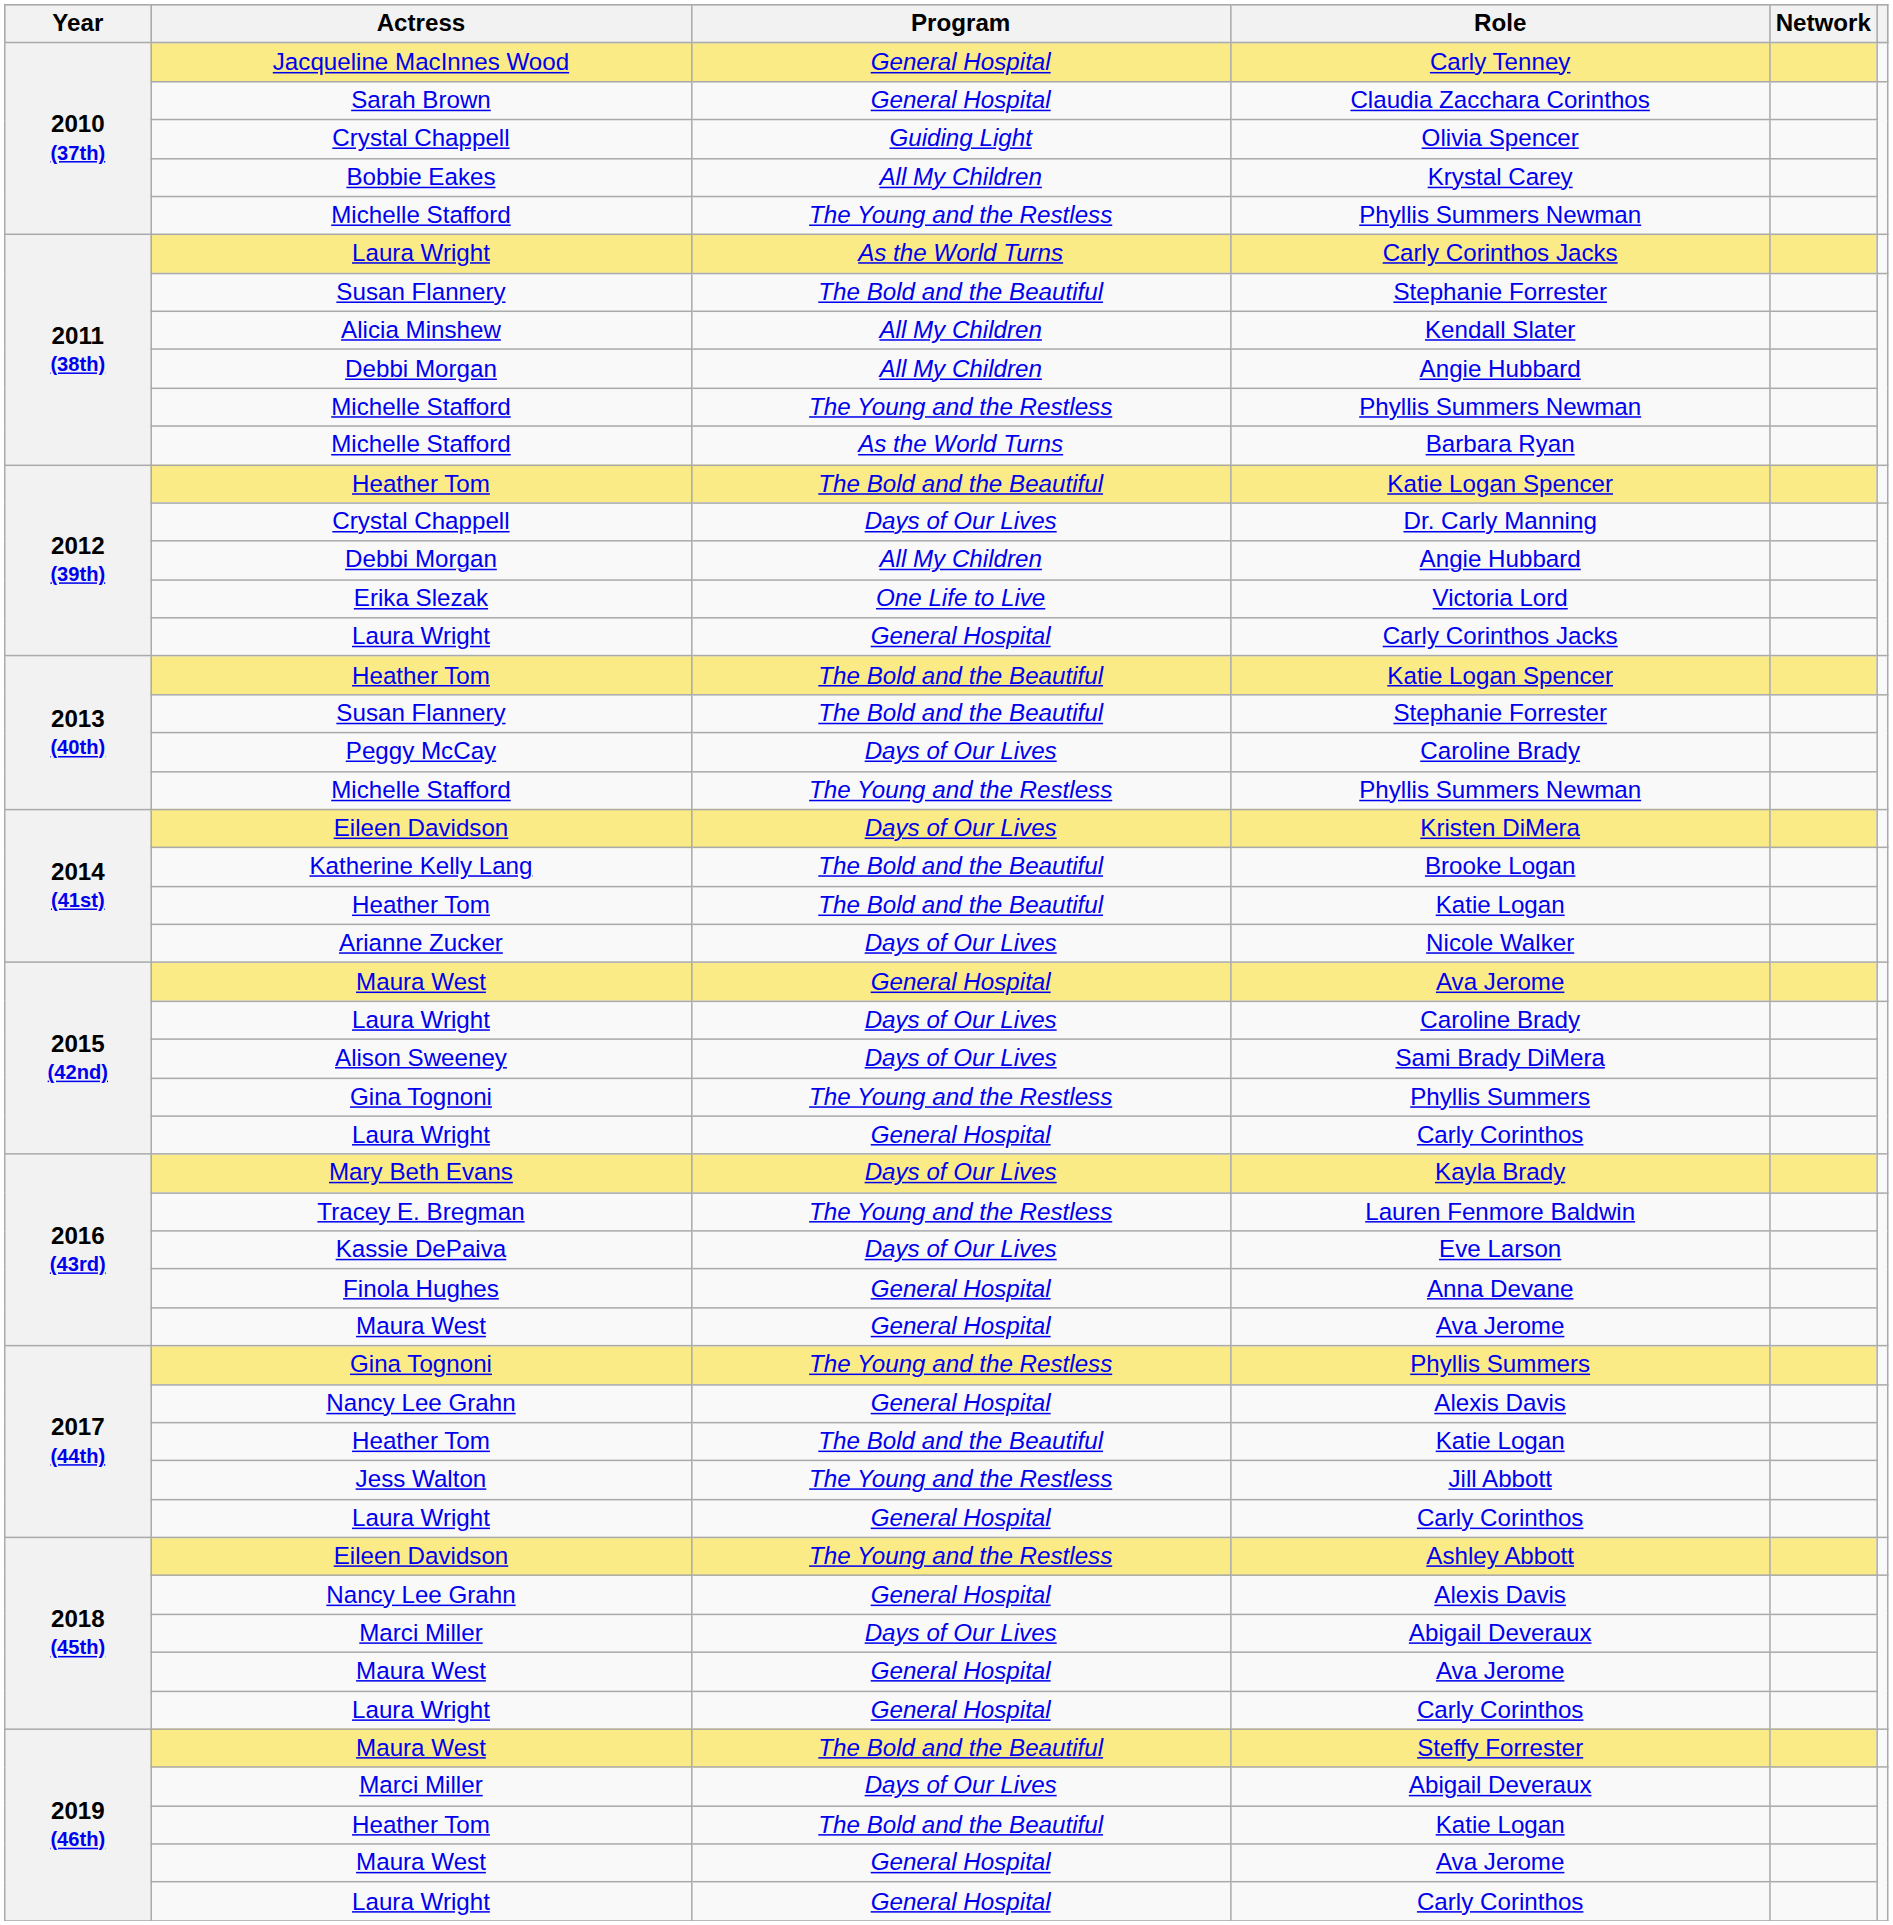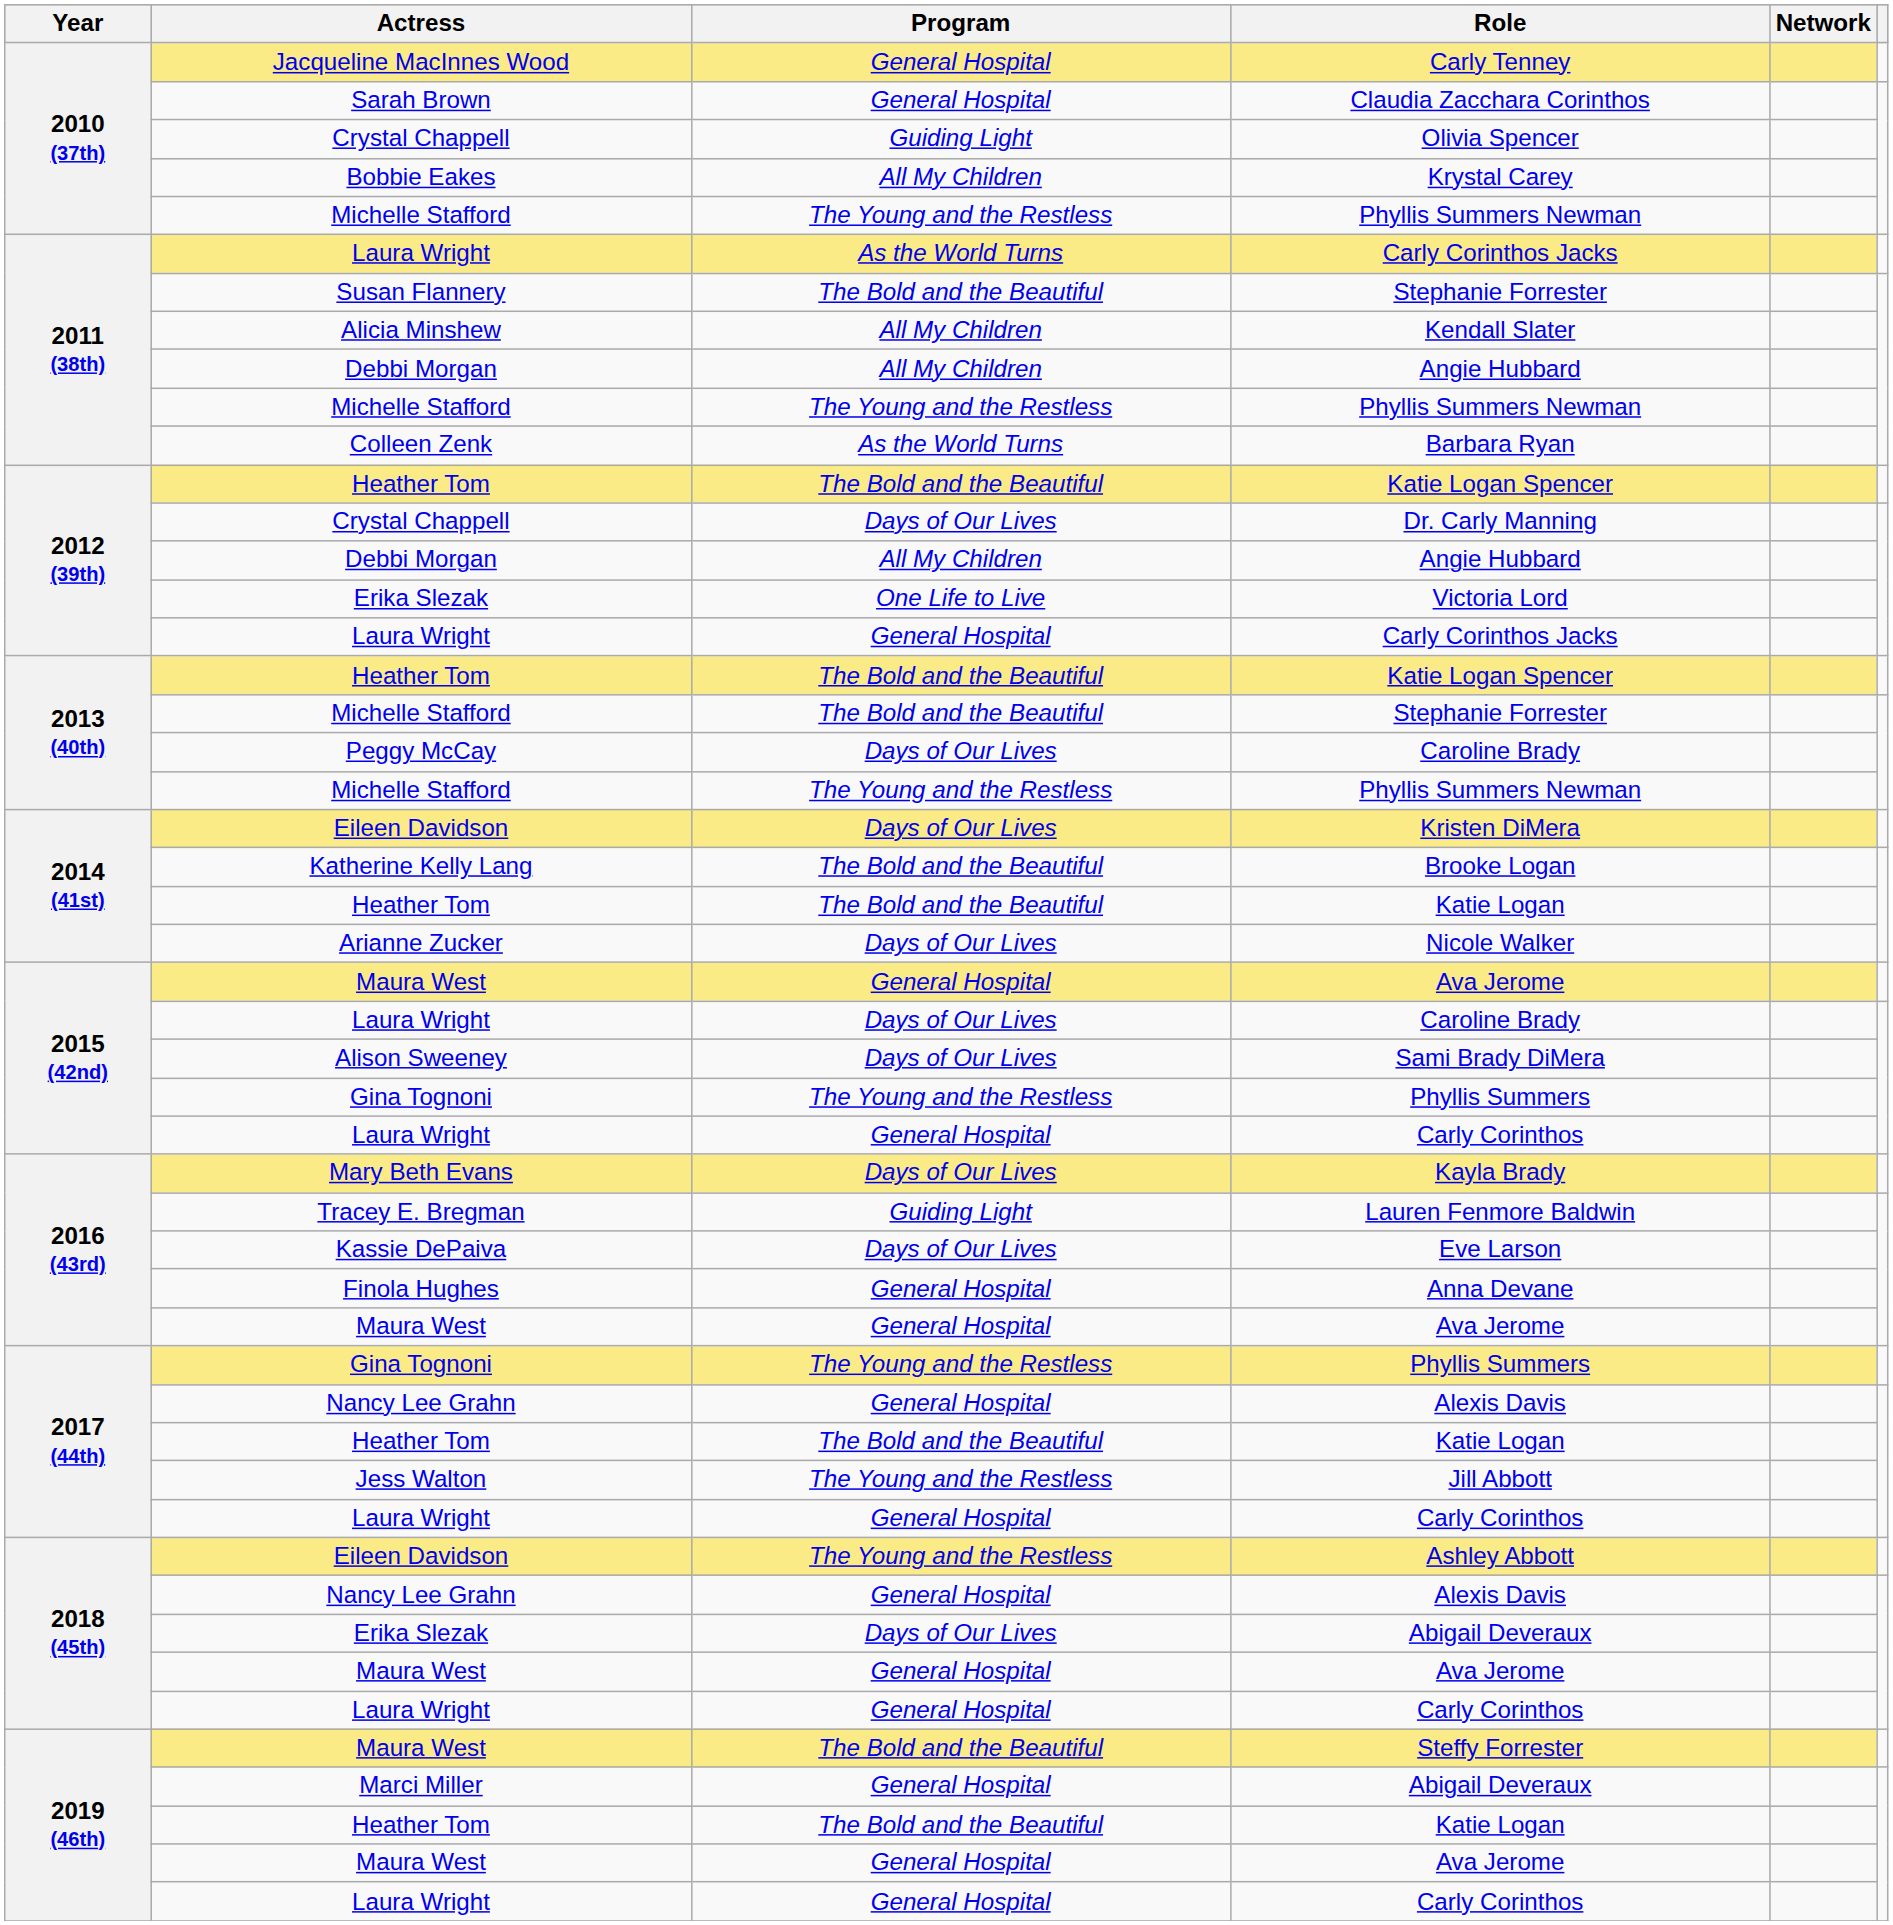(421, 445) Michelle Stafford -> (421, 445) Colleen Zenk
(421, 713) Susan Flannery -> (421, 713) Michelle Stafford
(961, 1211) The Young and the Restless -> (961, 1211) Guiding Light
(421, 1632) Marci Miller -> (421, 1632) Erika Slezak
(961, 1786) Days of Our Lives -> (961, 1786) General Hospital
